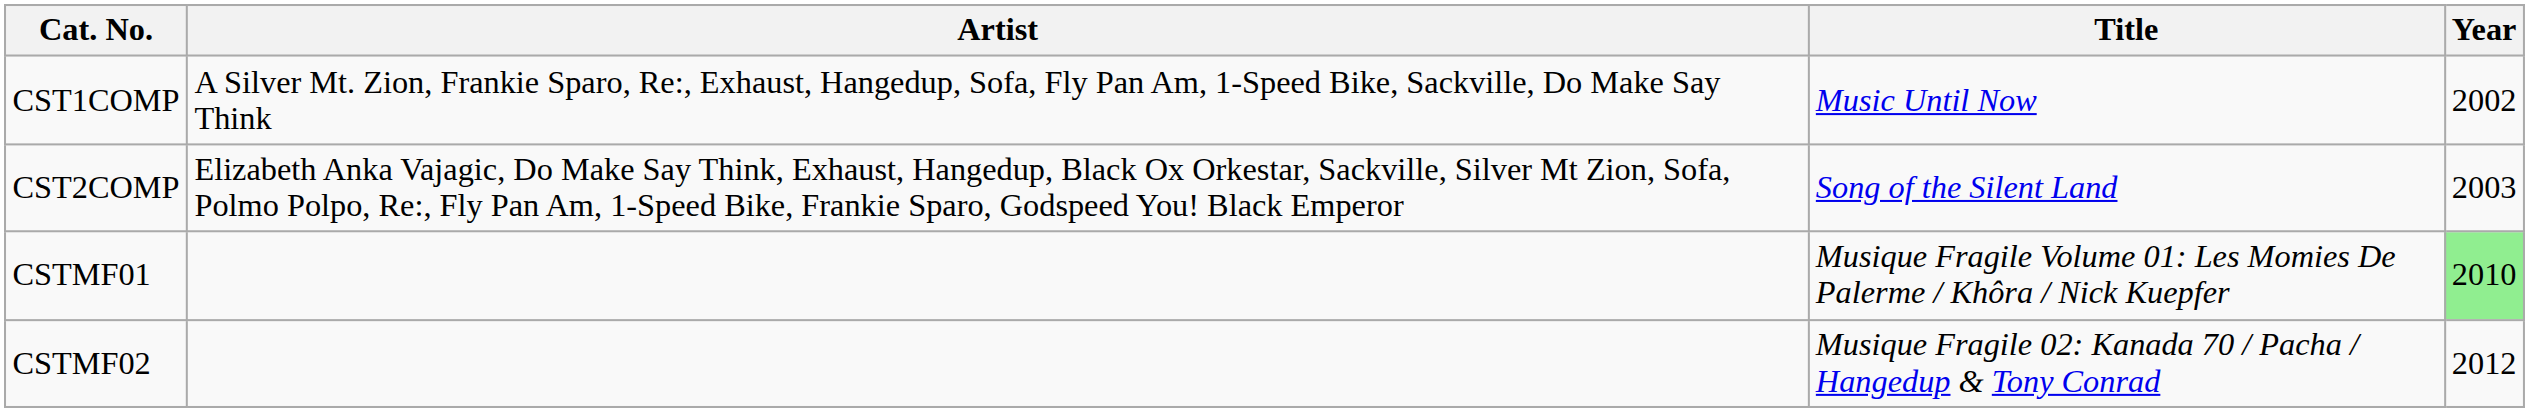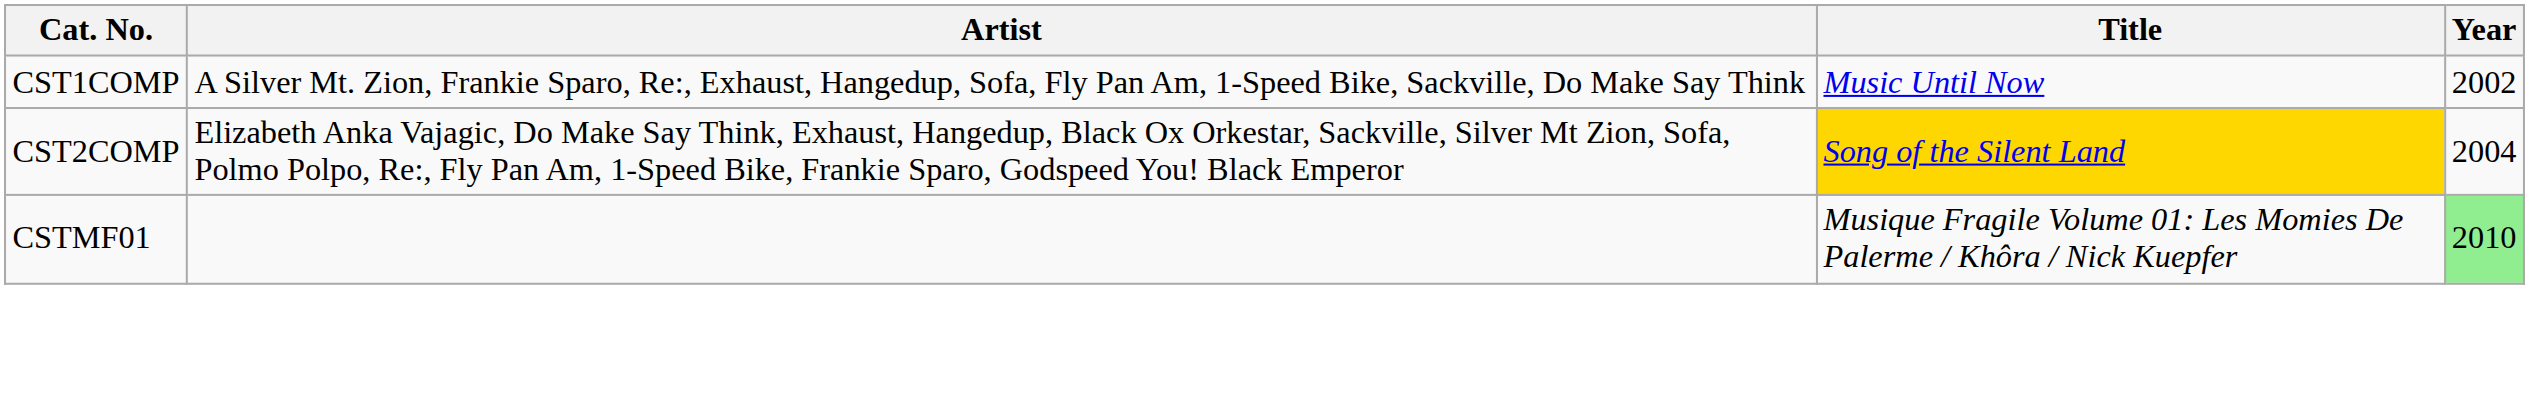(1967, 187) no background -> (1974, 150) gold background
(2484, 187) 2003 -> (2484, 150) 2004
- row: (82, 362)
